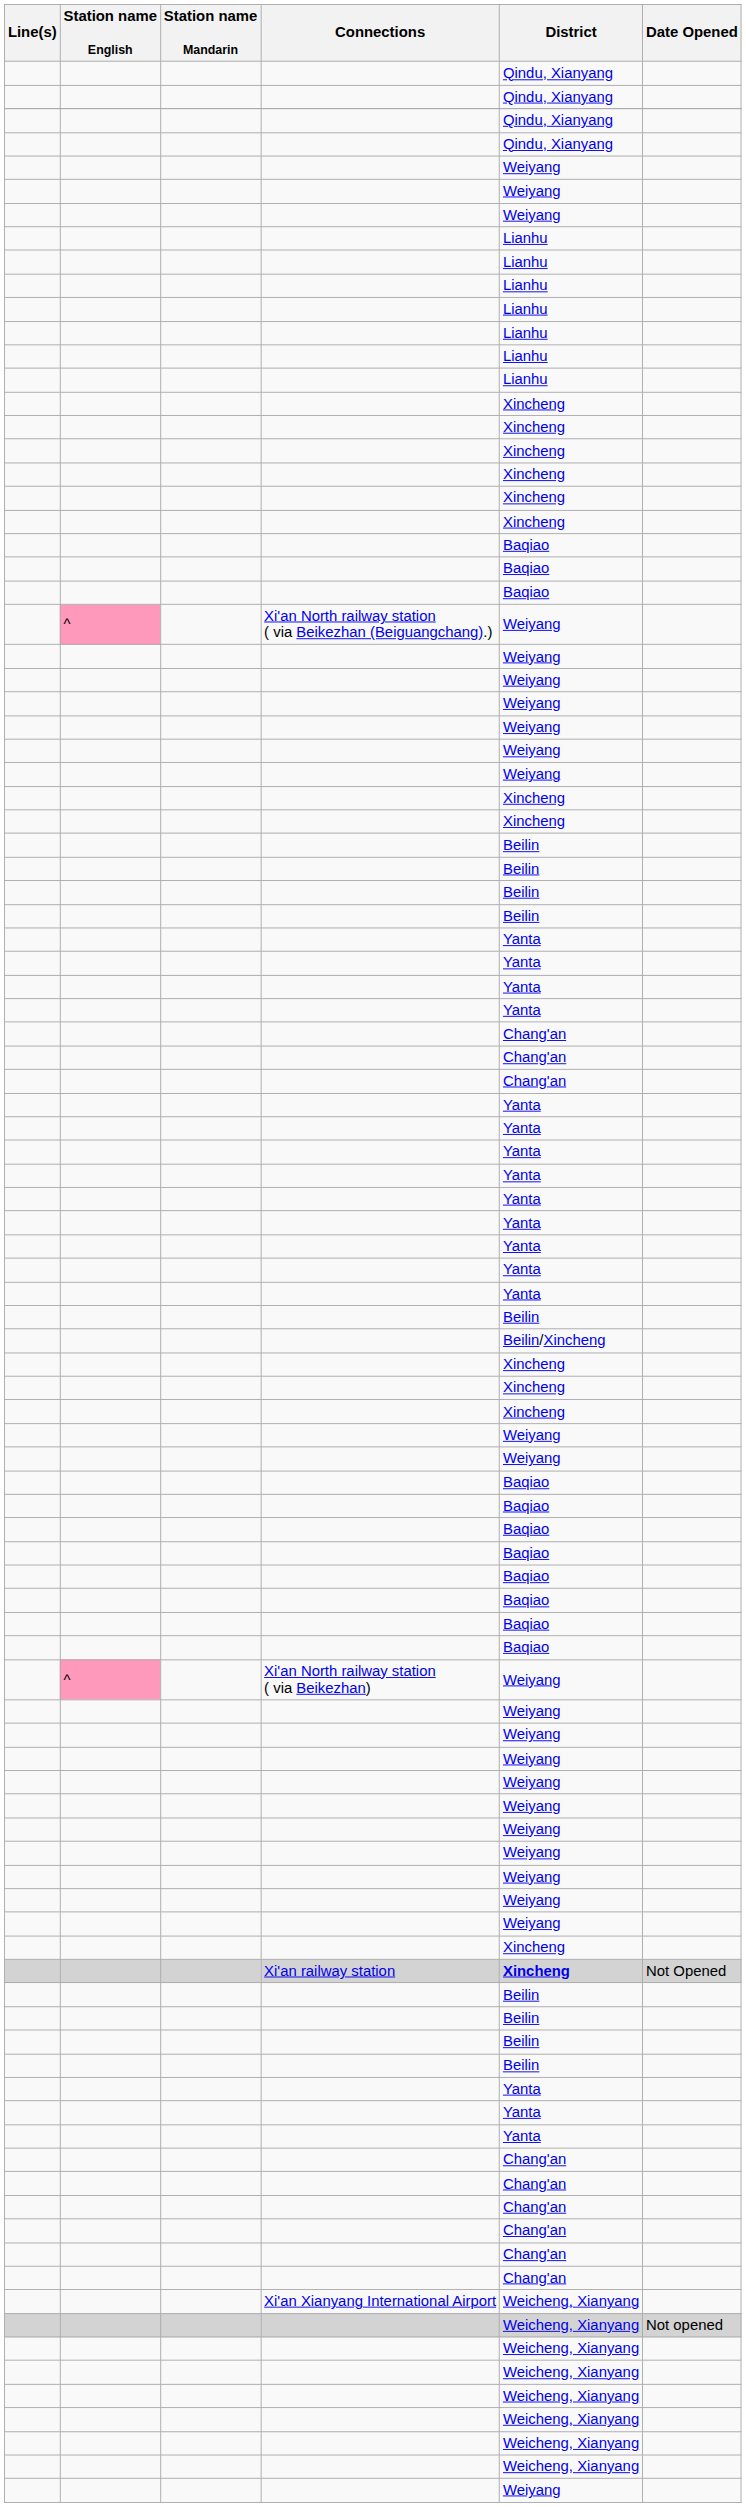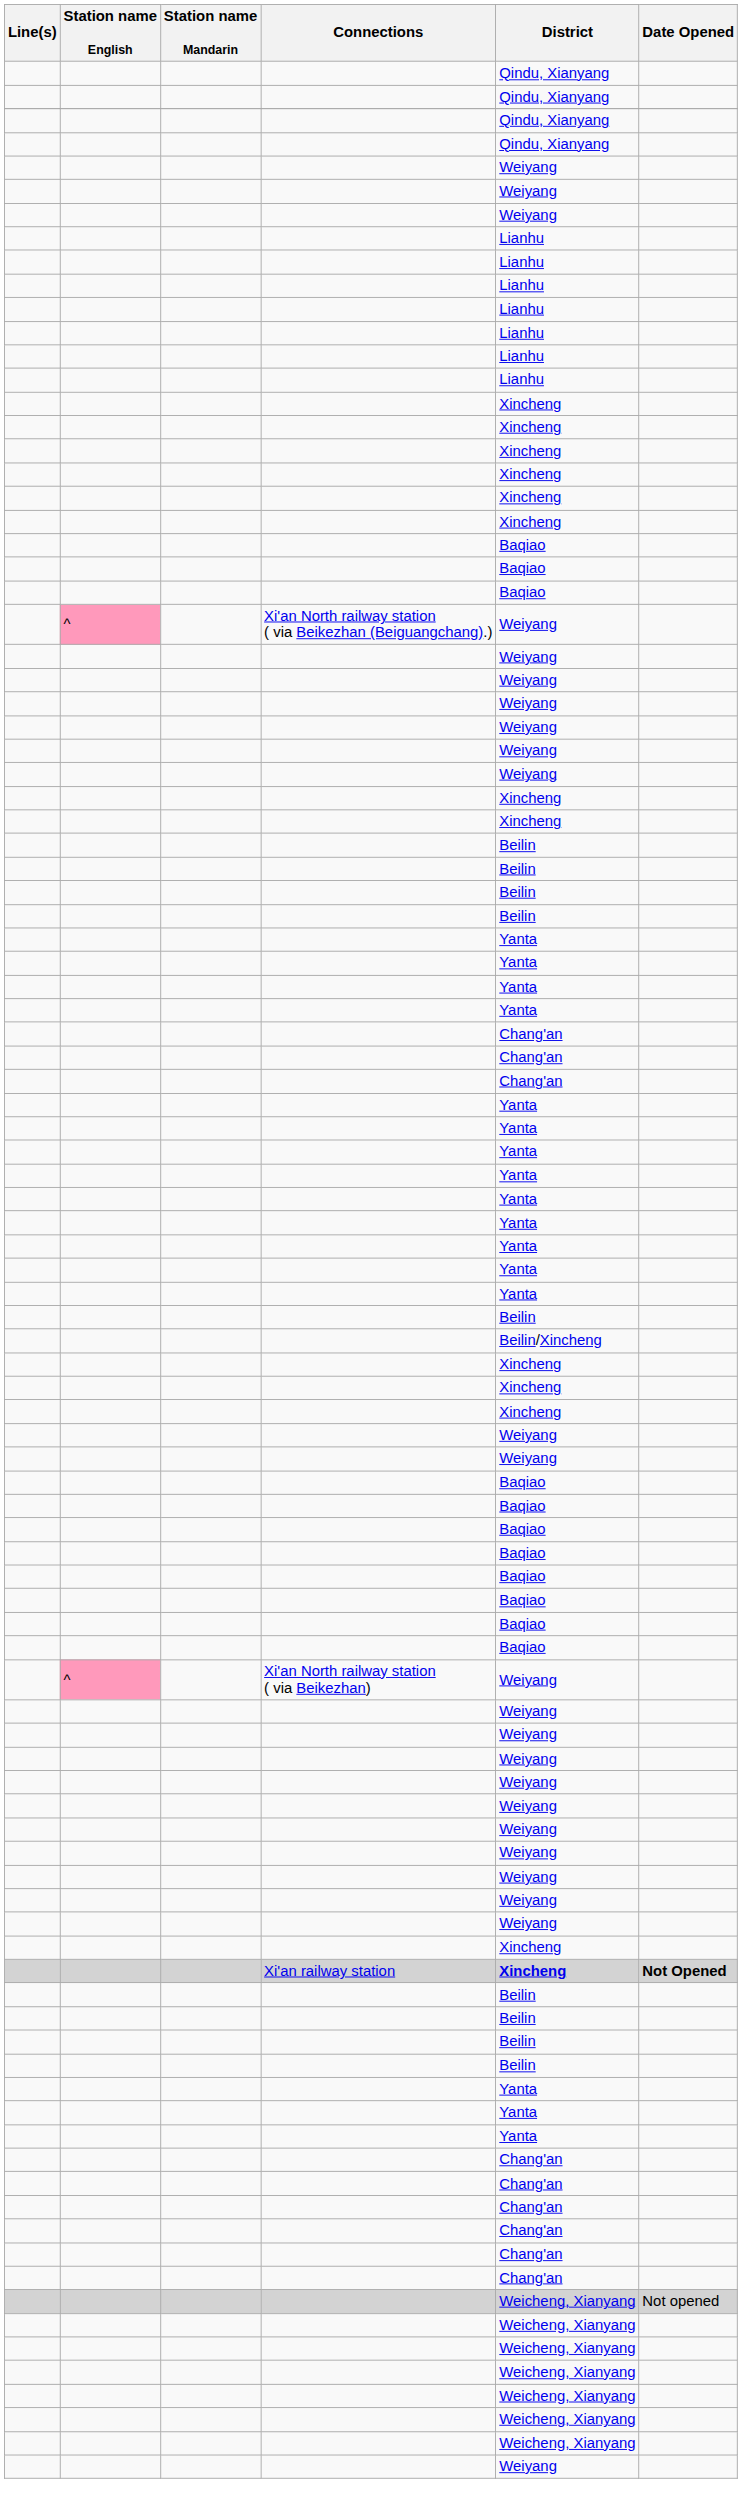(686, 1971) normal -> (685, 1971) bold
- row: (110, 2302)
